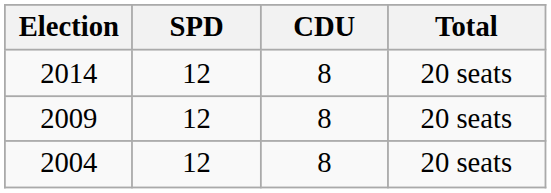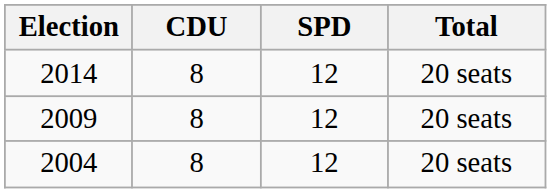columns swapped: (197, 27) <-> (324, 27)
